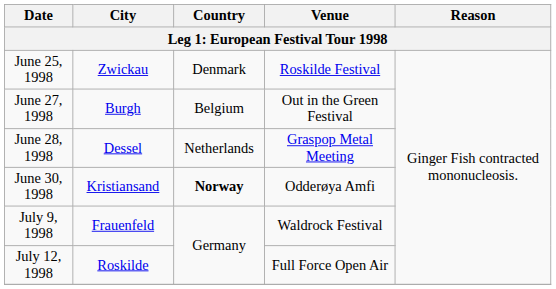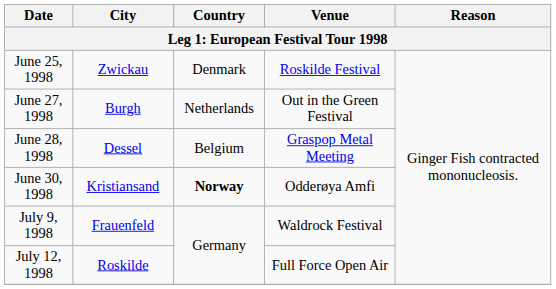(219, 108) Belgium -> (219, 108) Netherlands
(219, 147) Netherlands -> (219, 147) Belgium
